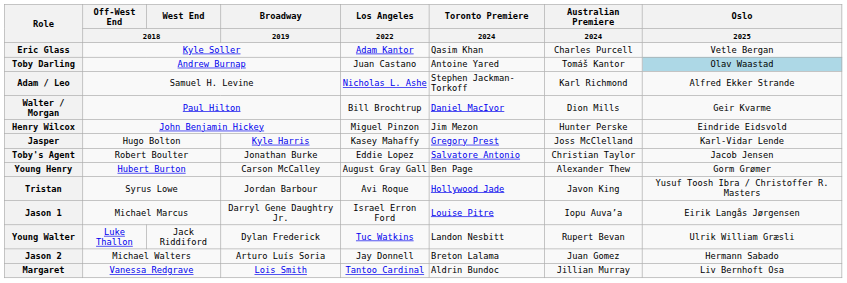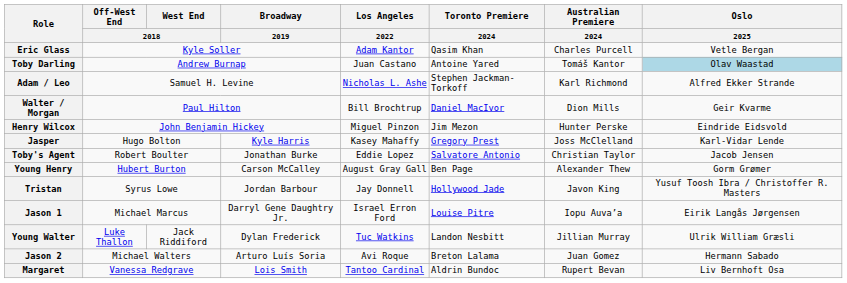(385, 189) Avi Roque -> (385, 189) Jay Donnell
(593, 237) Rupert Bevan -> (593, 237) Jillian Murray
(385, 256) Jay Donnell -> (385, 256) Avi Roque
(593, 270) Jillian Murray -> (593, 270) Rupert Bevan
